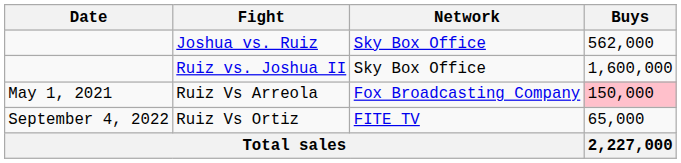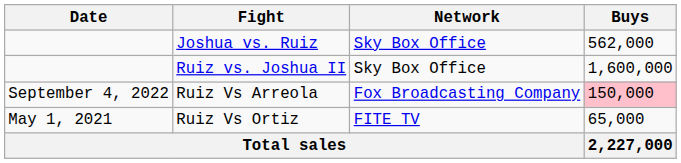(60, 94) May 1, 2021 -> (89, 94) September 4, 2022
(89, 120) September 4, 2022 -> (60, 120) May 1, 2021
